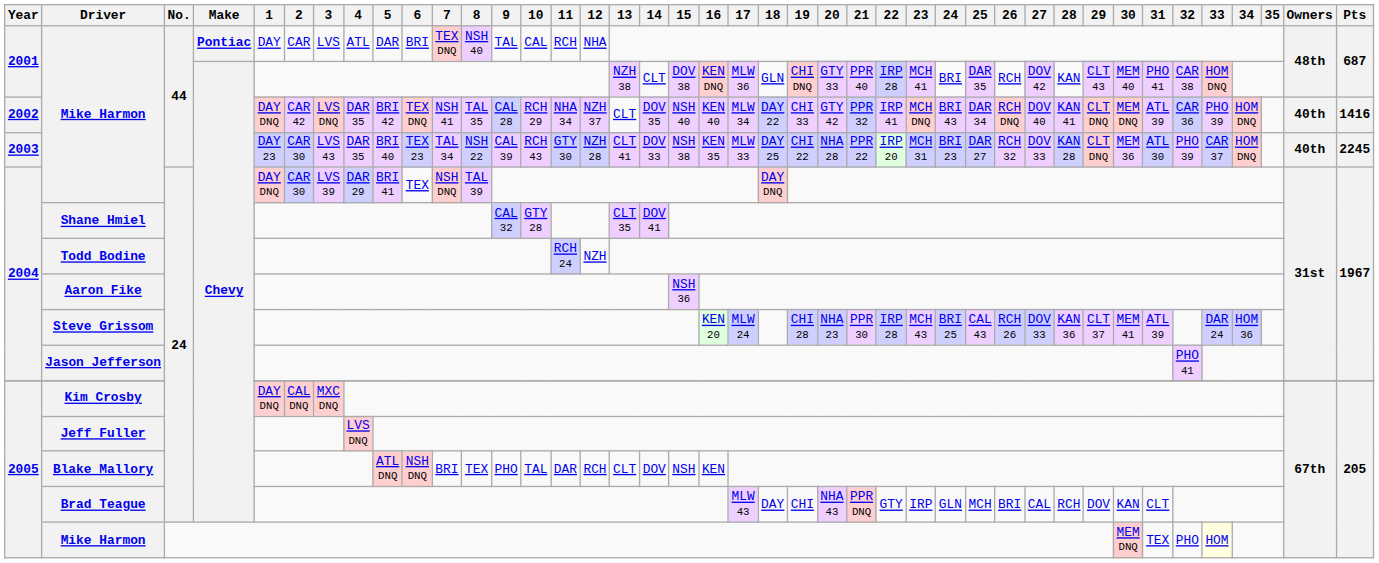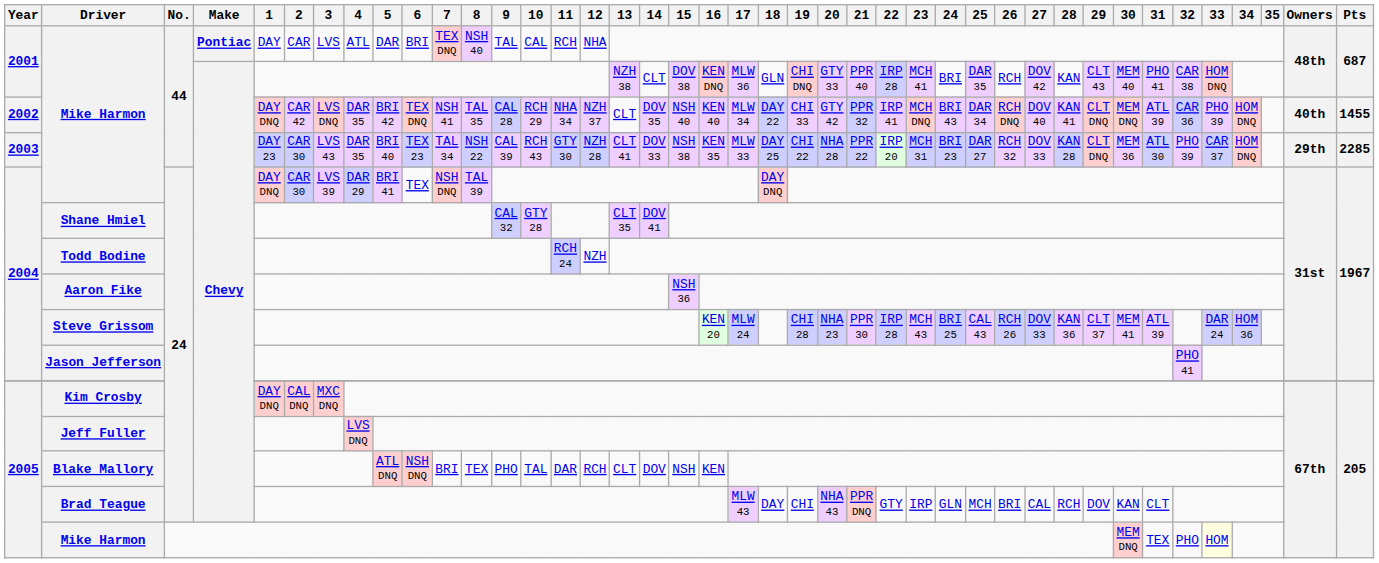(1355, 114) 1416 -> (1355, 114) 1455
(1310, 150) 40th -> (1310, 150) 29th
(1355, 150) 2245 -> (1355, 150) 2285
